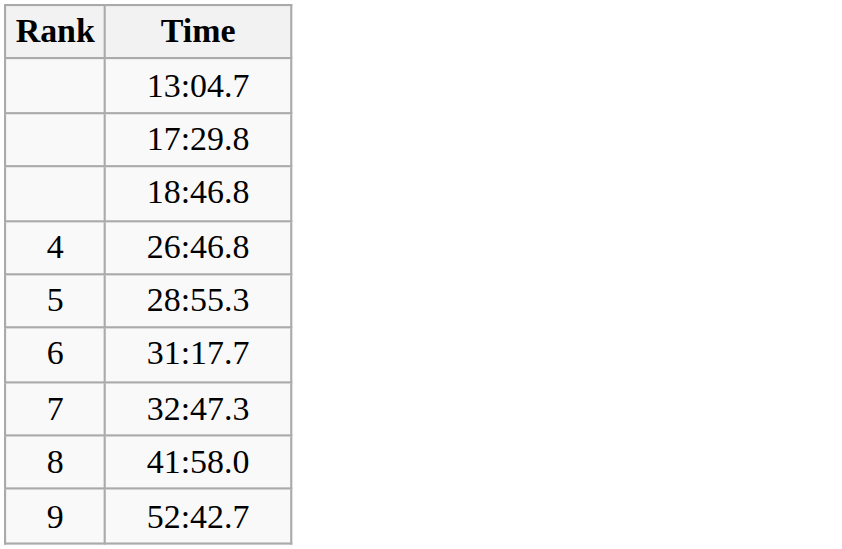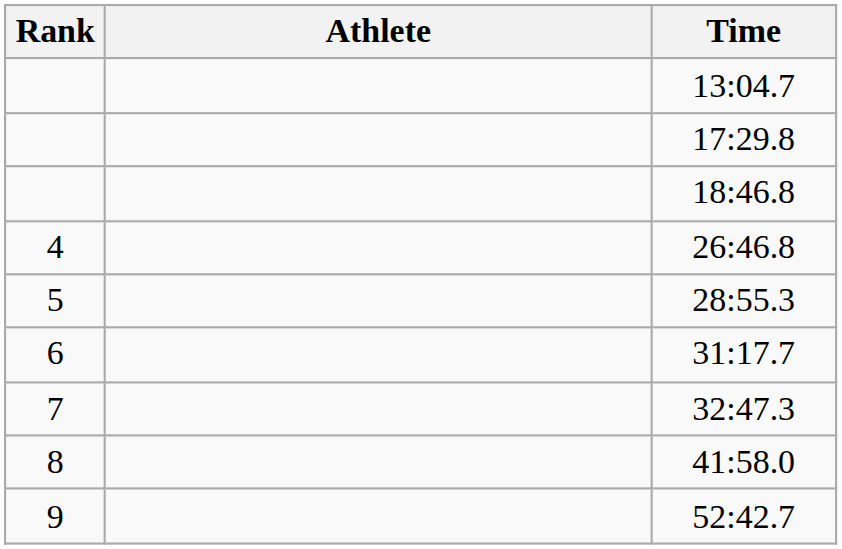+ column: (378, 31)
